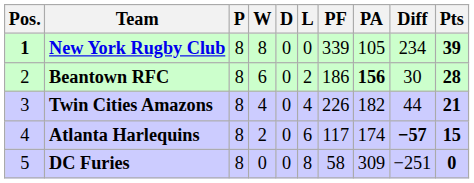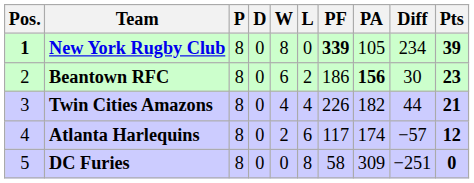columns swapped: (262, 18) <-> (286, 18)
(336, 47) normal -> (336, 47) bold
(452, 76) 28 -> (452, 76) 23
(412, 134) bold -> (412, 134) normal
(452, 134) 15 -> (452, 134) 12
